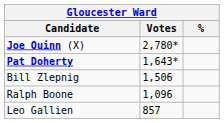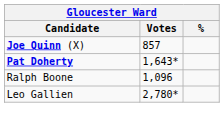(161, 45) 2,780* -> (151, 45) 857
- row: (43, 78)
(151, 110) 857 -> (161, 94) 2,780*
